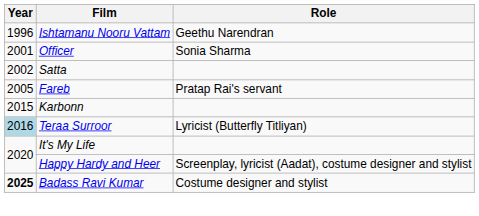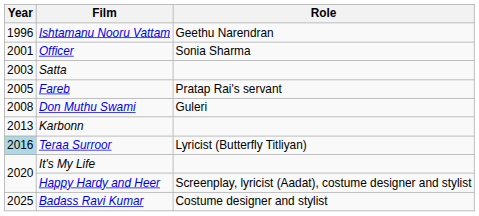(20, 70) 2002 -> (20, 70) 2003
+ row: (87, 107)
(20, 107) 2015 -> (20, 126) 2013
(20, 182) bold -> (20, 201) normal
